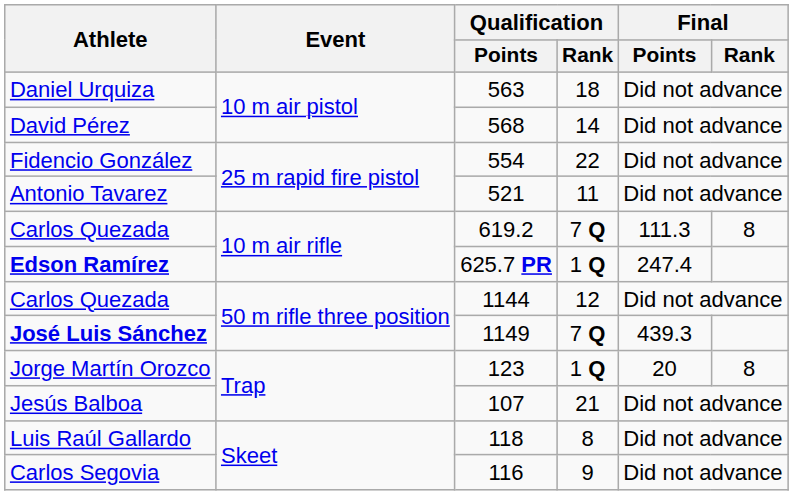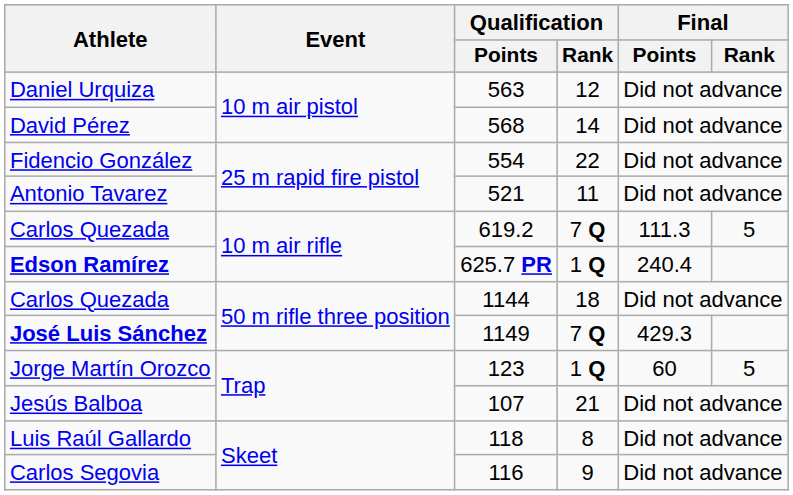(588, 90) 18 -> (588, 90) 12
(749, 229) 8 -> (749, 229) 5
(664, 264) 247.4 -> (664, 264) 240.4
(588, 299) 12 -> (588, 299) 18
(664, 334) 439.3 -> (664, 334) 429.3
(664, 369) 20 -> (664, 369) 60
(749, 369) 8 -> (749, 369) 5
